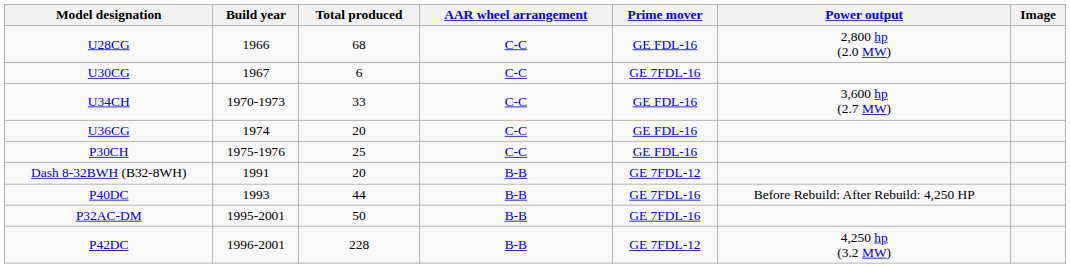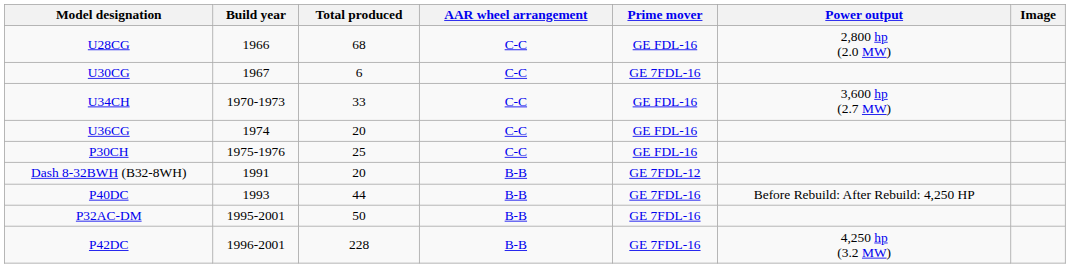(665, 244) GE 7FDL-12 -> (665, 244) GE 7FDL-16
